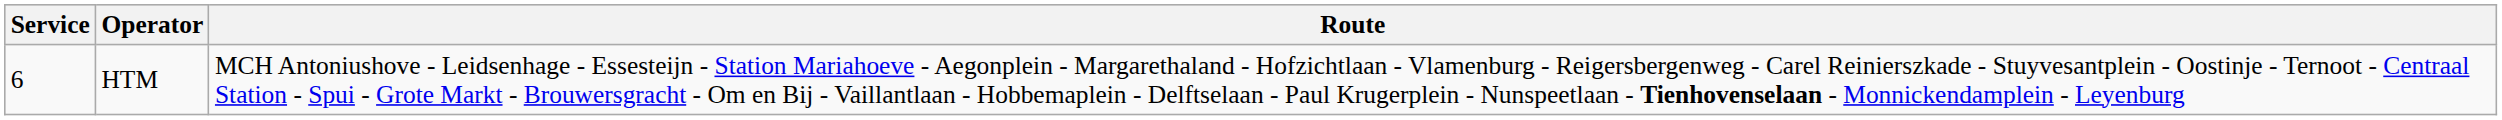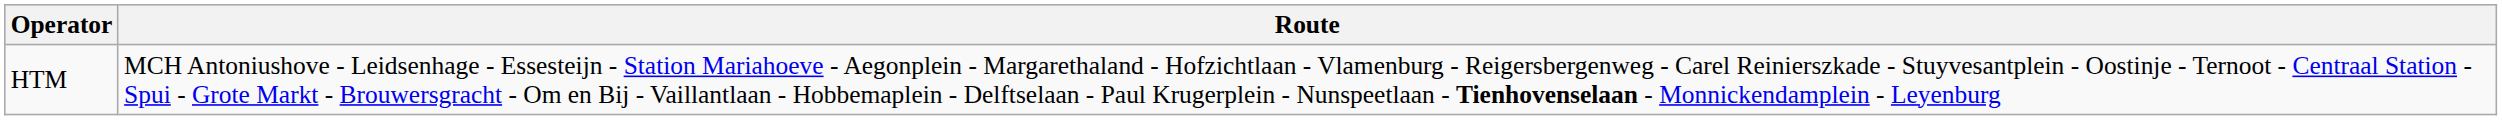- column: (50, 24)
